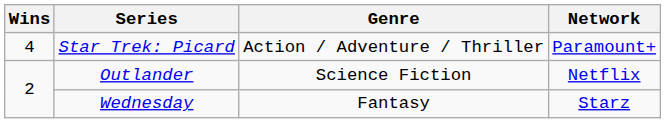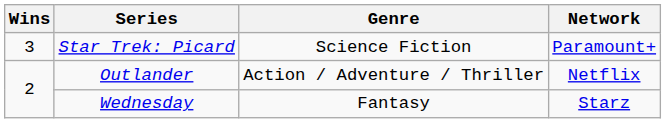(30, 47) 4 -> (30, 47) 3
(394, 47) Action / Adventure / Thriller -> (394, 47) Science Fiction
(394, 75) Science Fiction -> (394, 75) Action / Adventure / Thriller
